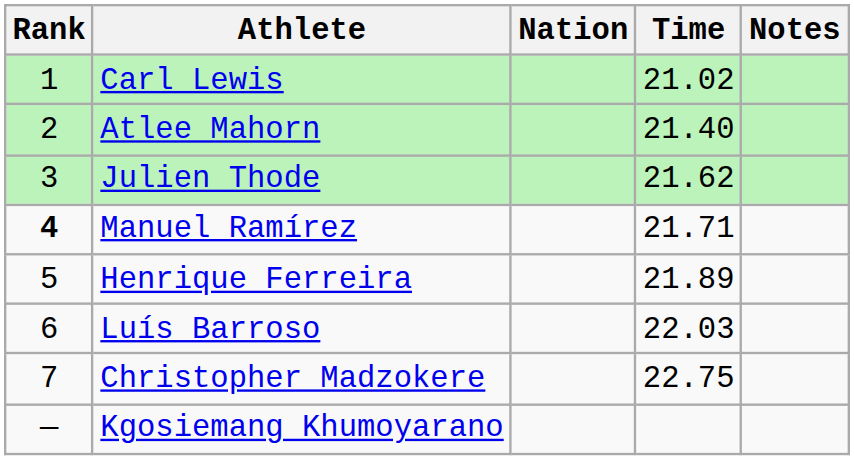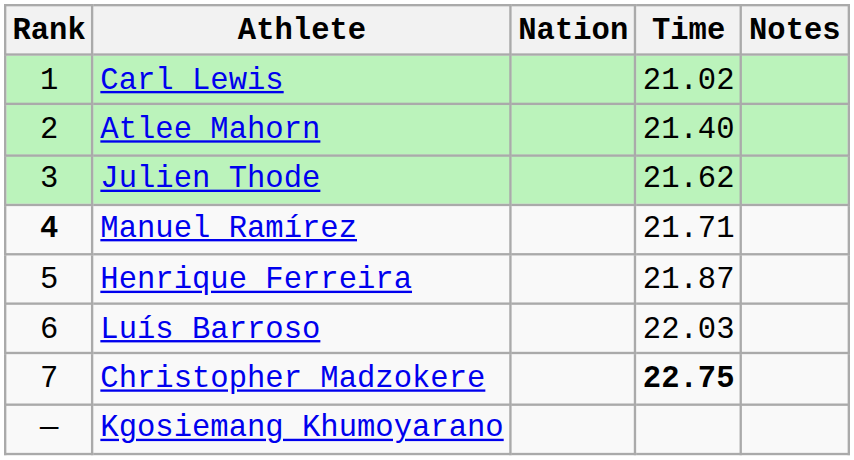(689, 279) 21.89 -> (689, 279) 21.87
(689, 379) normal -> (689, 379) bold
